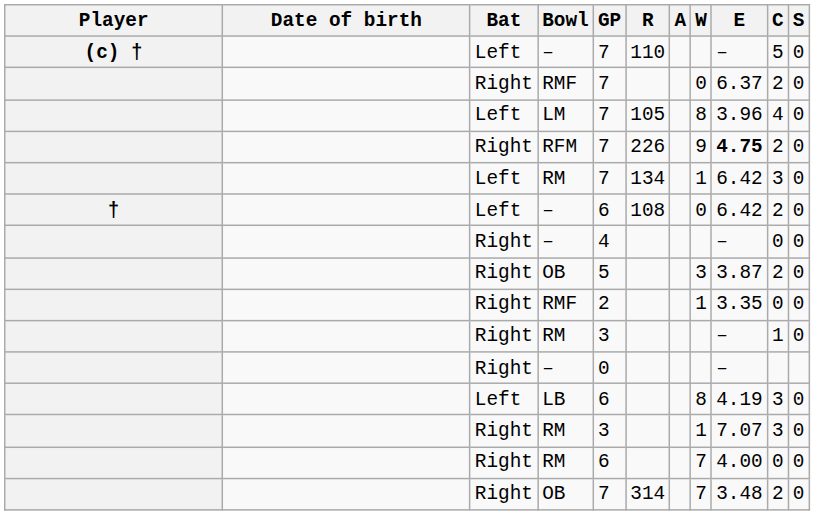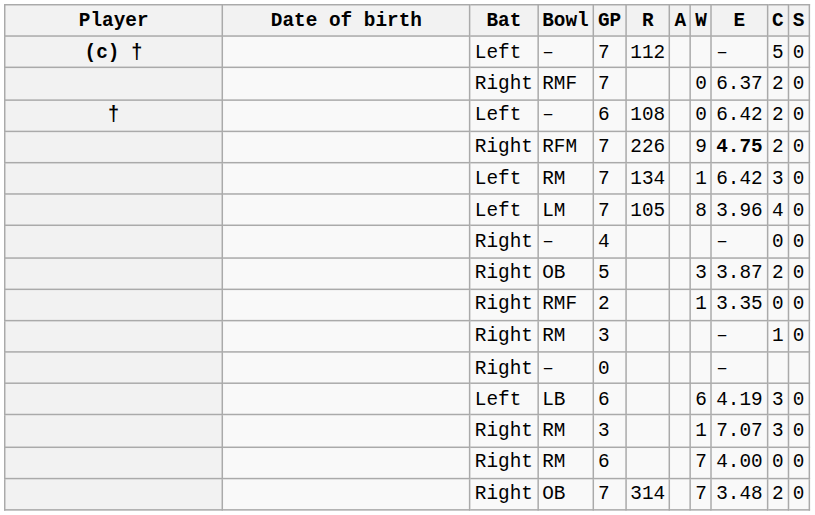(648, 52) 110 -> (648, 52) 112
rows swapped: (114, 115) <-> (114, 210)
(701, 399) 8 -> (701, 399) 6
